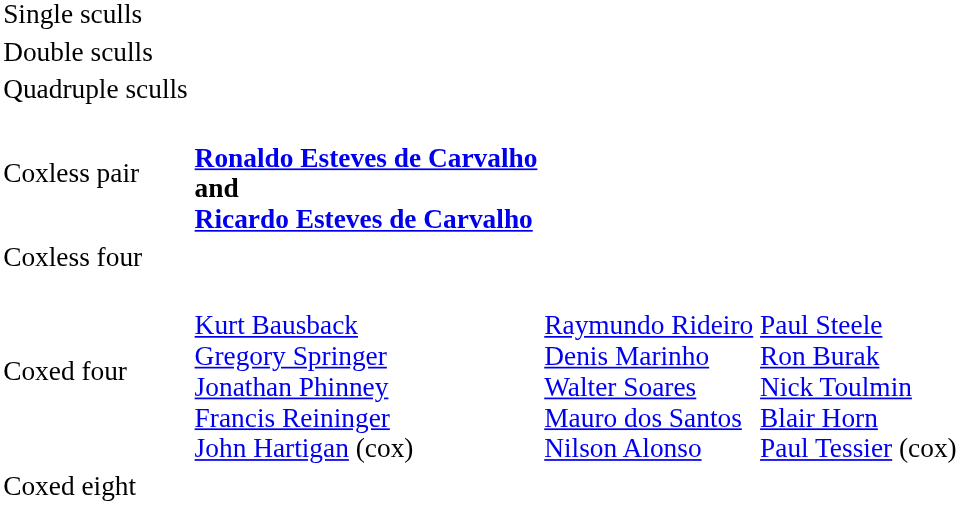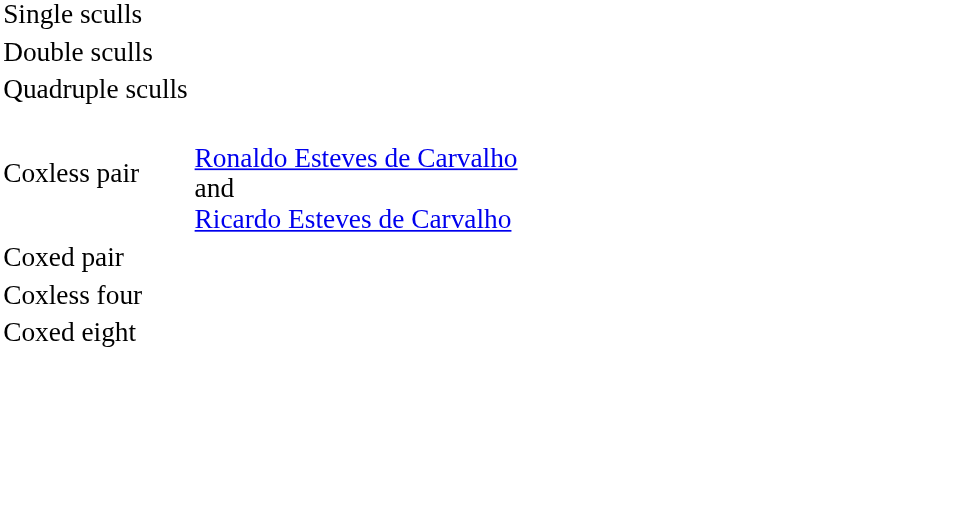(366, 188) bold -> (356, 188) normal
+ row: (64, 256)
- row: (65, 371)
